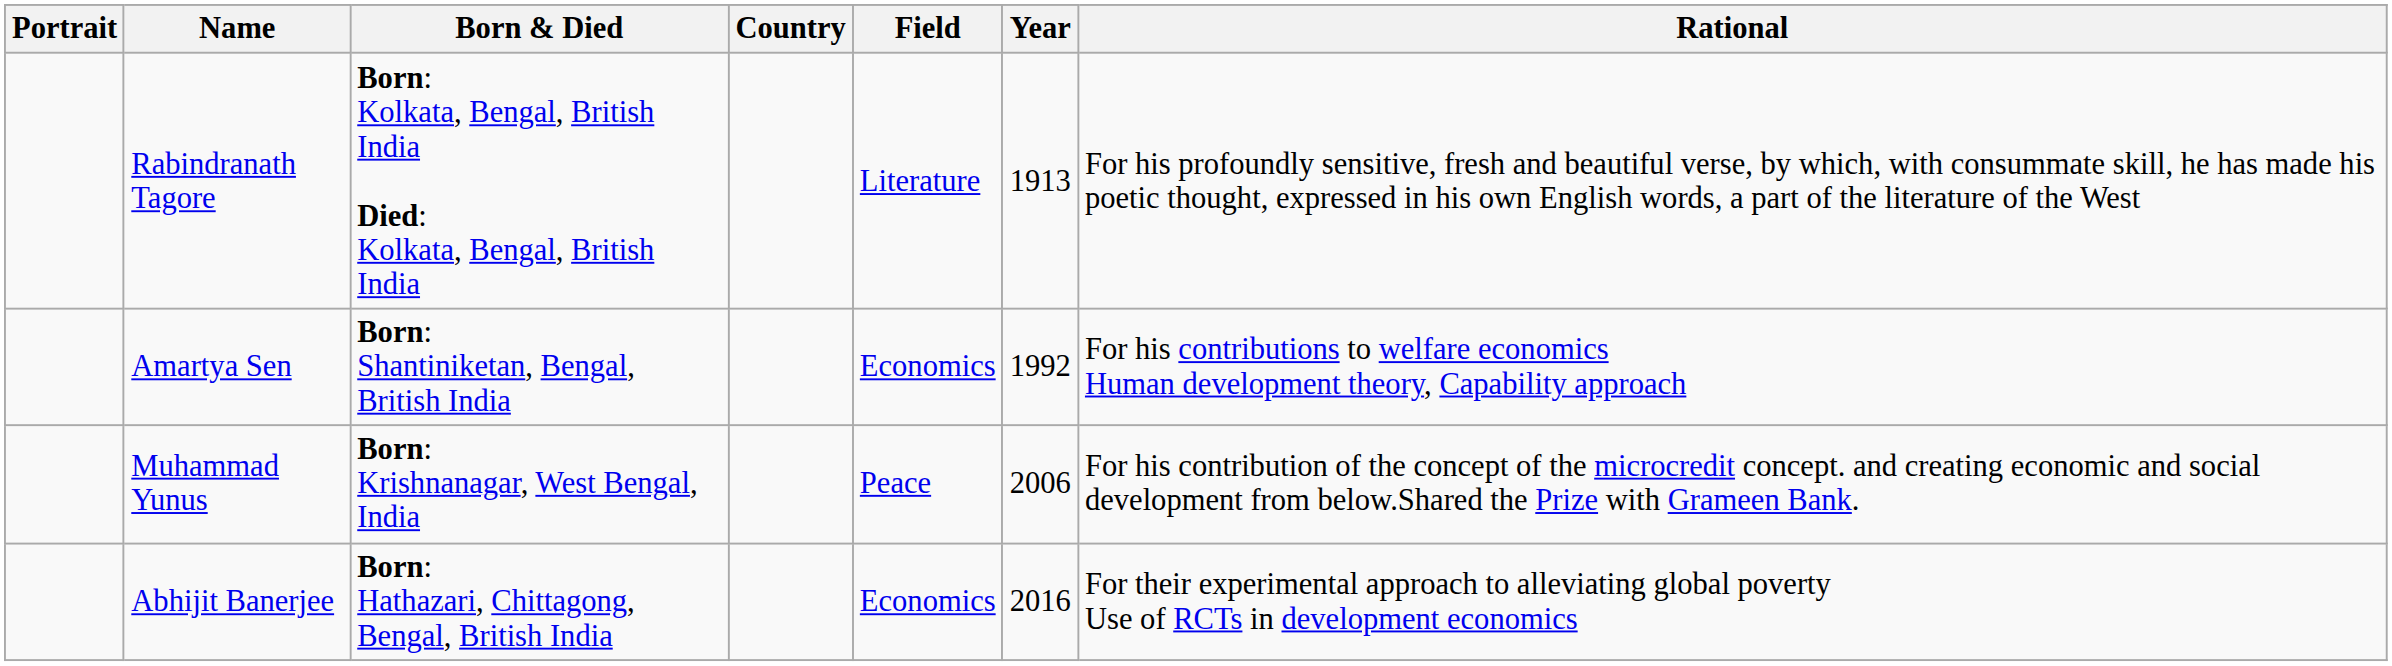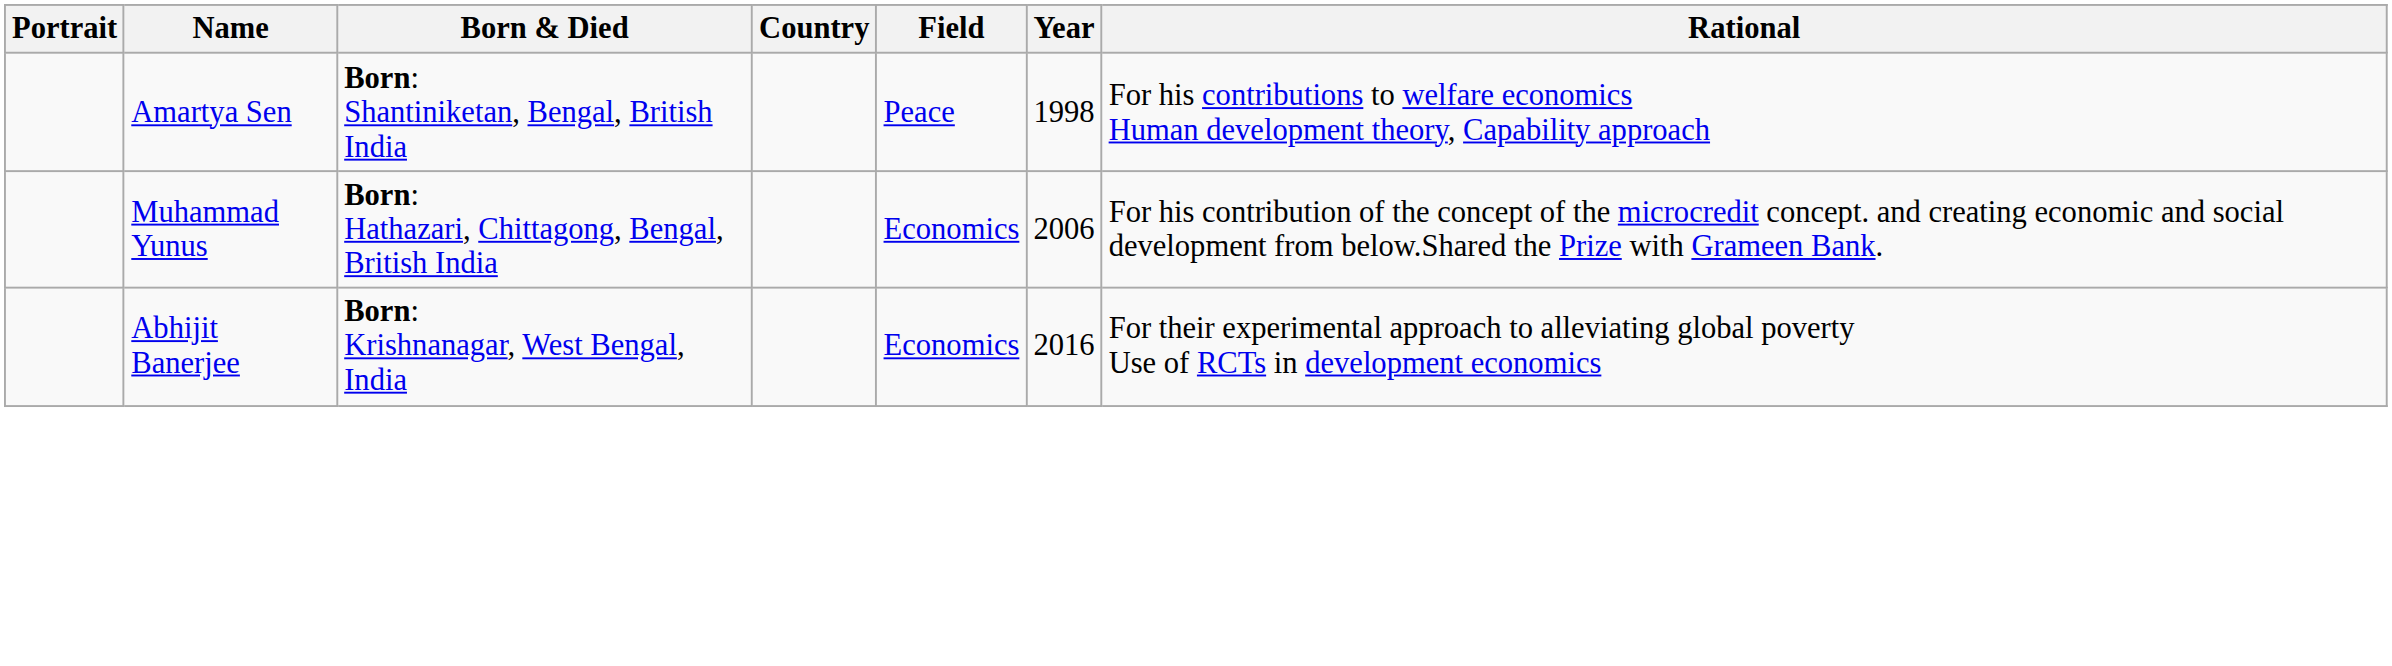- row: (214, 180)
(928, 366) Economics -> (919, 111) Peace
(1040, 366) 1992 -> (1064, 111) 1998
(527, 483) Born: Krishnanagar, West Bengal, India -> (534, 228) Born: Hathazari, Chittagong, Bengal, British India
(895, 483) Peace -> (951, 228) Economics
(496, 600) Born: Hathazari, Chittagong, Bengal, British India -> (514, 346) Born: Krishnanagar, West Bengal, India
